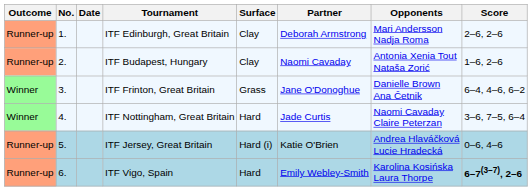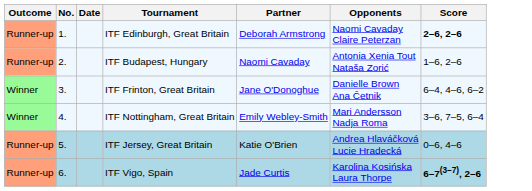- column: (257, 12)
(408, 33) Mari Andersson Nadja Roma -> (368, 33) Naomi Cavaday Claire Peterzan
(483, 33) normal -> (442, 33) bold
(305, 116) Jade Curtis -> (283, 116) Emily Webley-Smith
(409, 116) Naomi Cavaday Claire Peterzan -> (367, 116) Mari Andersson Nadja Roma
(325, 172) Emily Webley-Smith -> (264, 172) Jade Curtis
